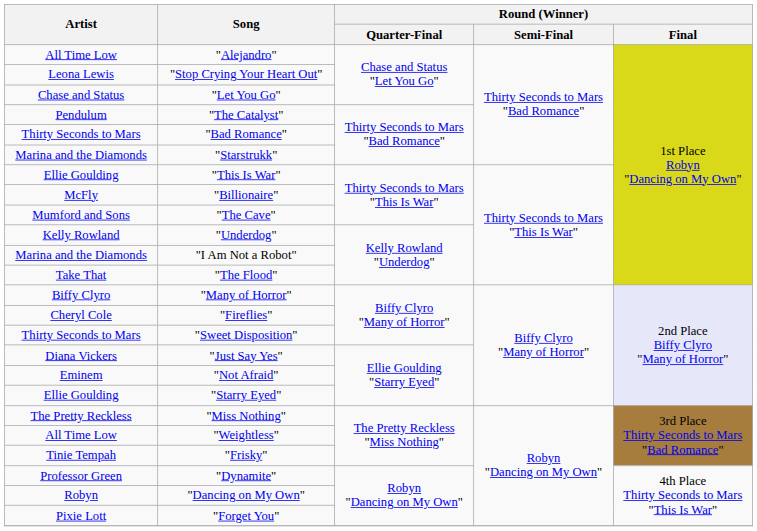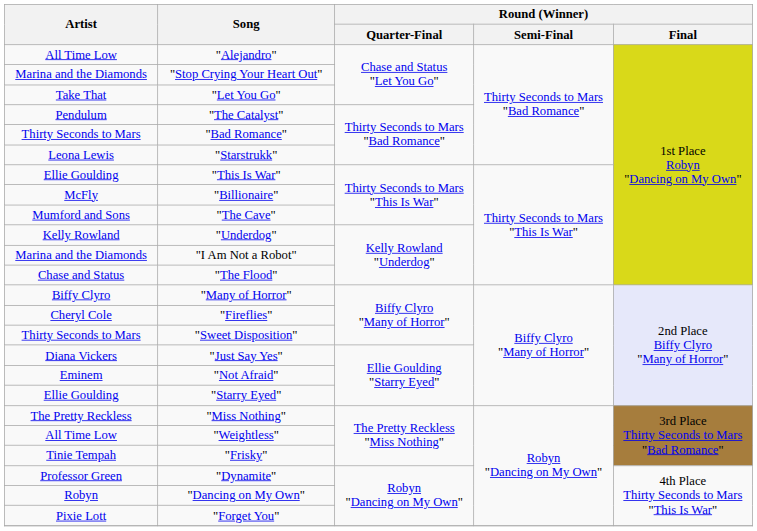(81, 74) Leona Lewis -> (81, 74) Marina and the Diamonds
(81, 94) Chase and Status -> (81, 94) Take That
(81, 154) Marina and the Diamonds -> (81, 154) Leona Lewis
(81, 275) Take That -> (81, 275) Chase and Status
